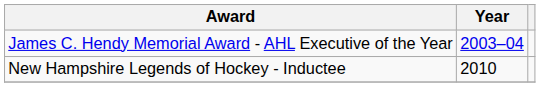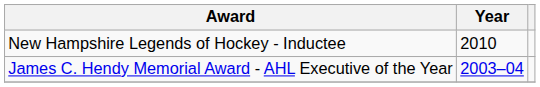rows swapped: (231, 43) <-> (177, 69)
